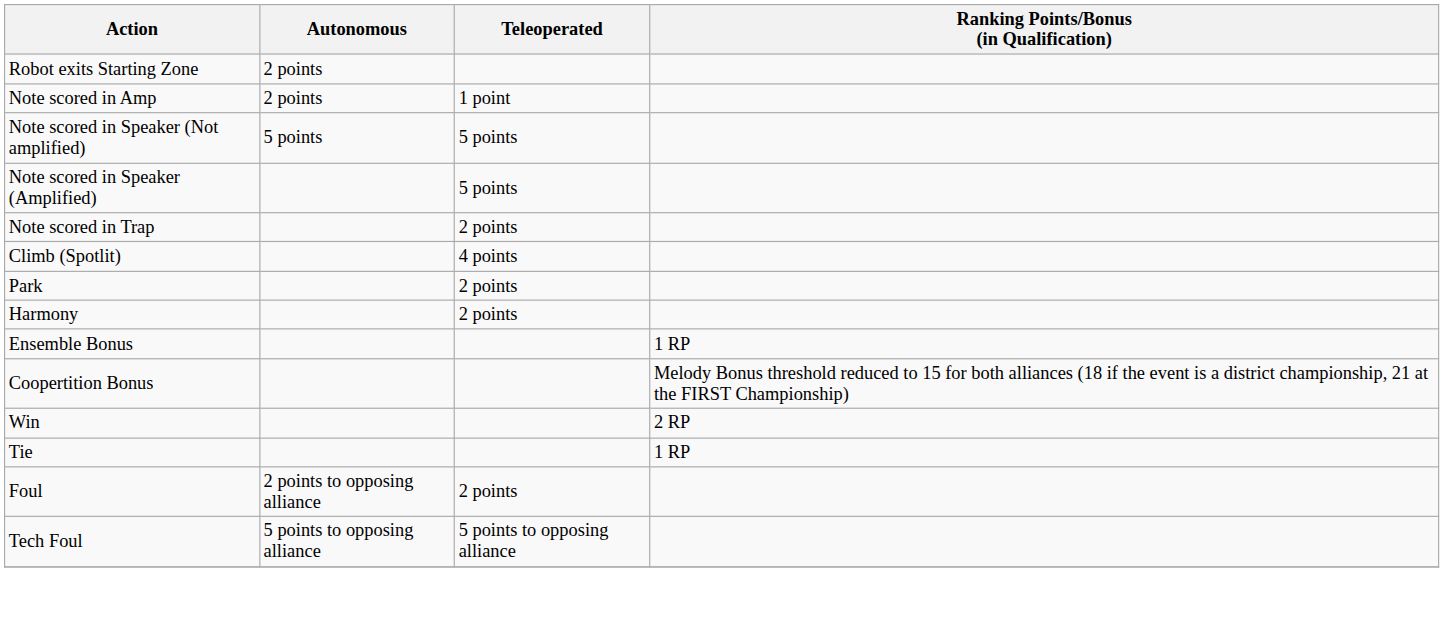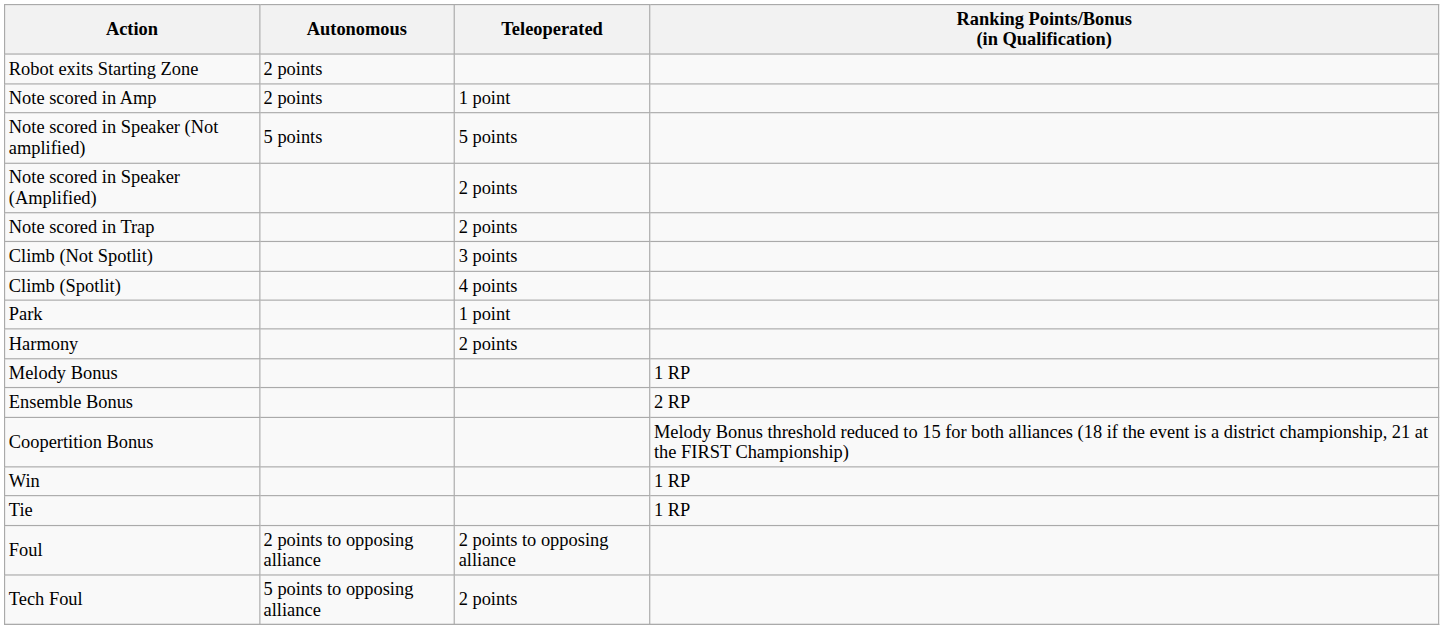(488, 187) 5 points -> (488, 187) 2 points
+ row: (81, 256)
(488, 285) 2 points -> (484, 314) 1 point
+ row: (63, 373)
(672, 343) 1 RP -> (672, 402) 2 RP
(672, 422) 2 RP -> (672, 481) 1 RP
(488, 491) 2 points -> (534, 549) 2 points to opposing alliance
(534, 541) 5 points to opposing alliance -> (488, 599) 2 points
